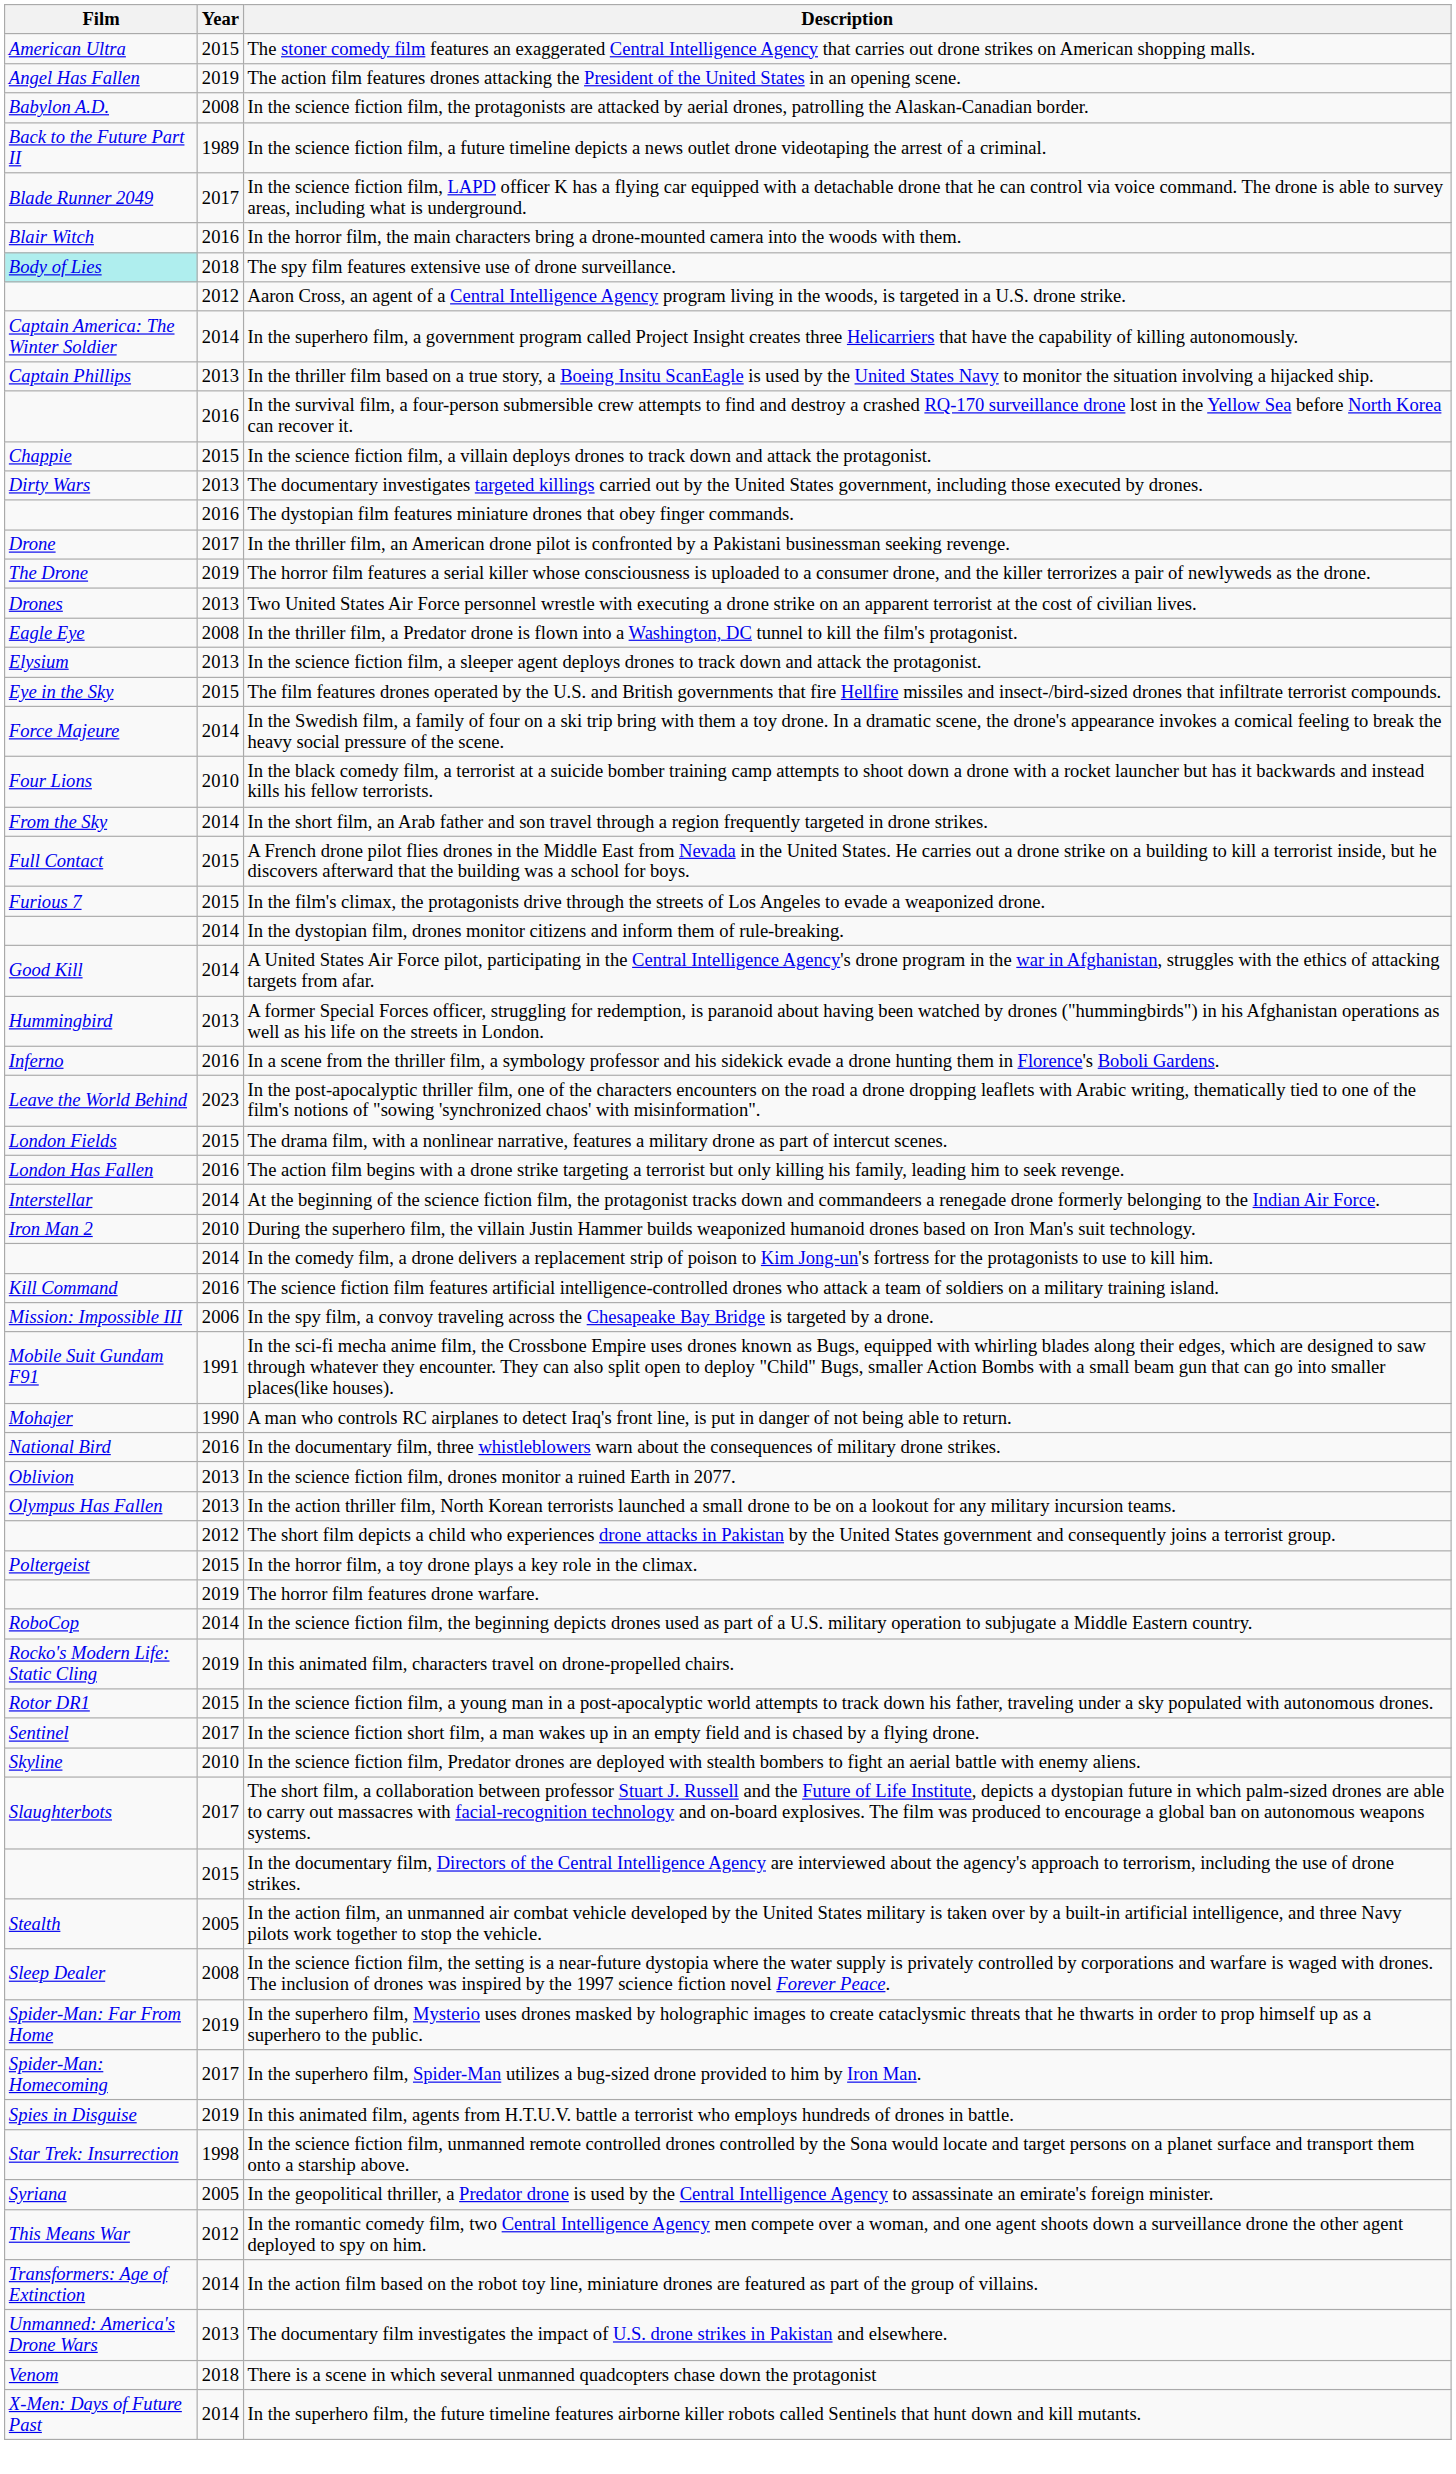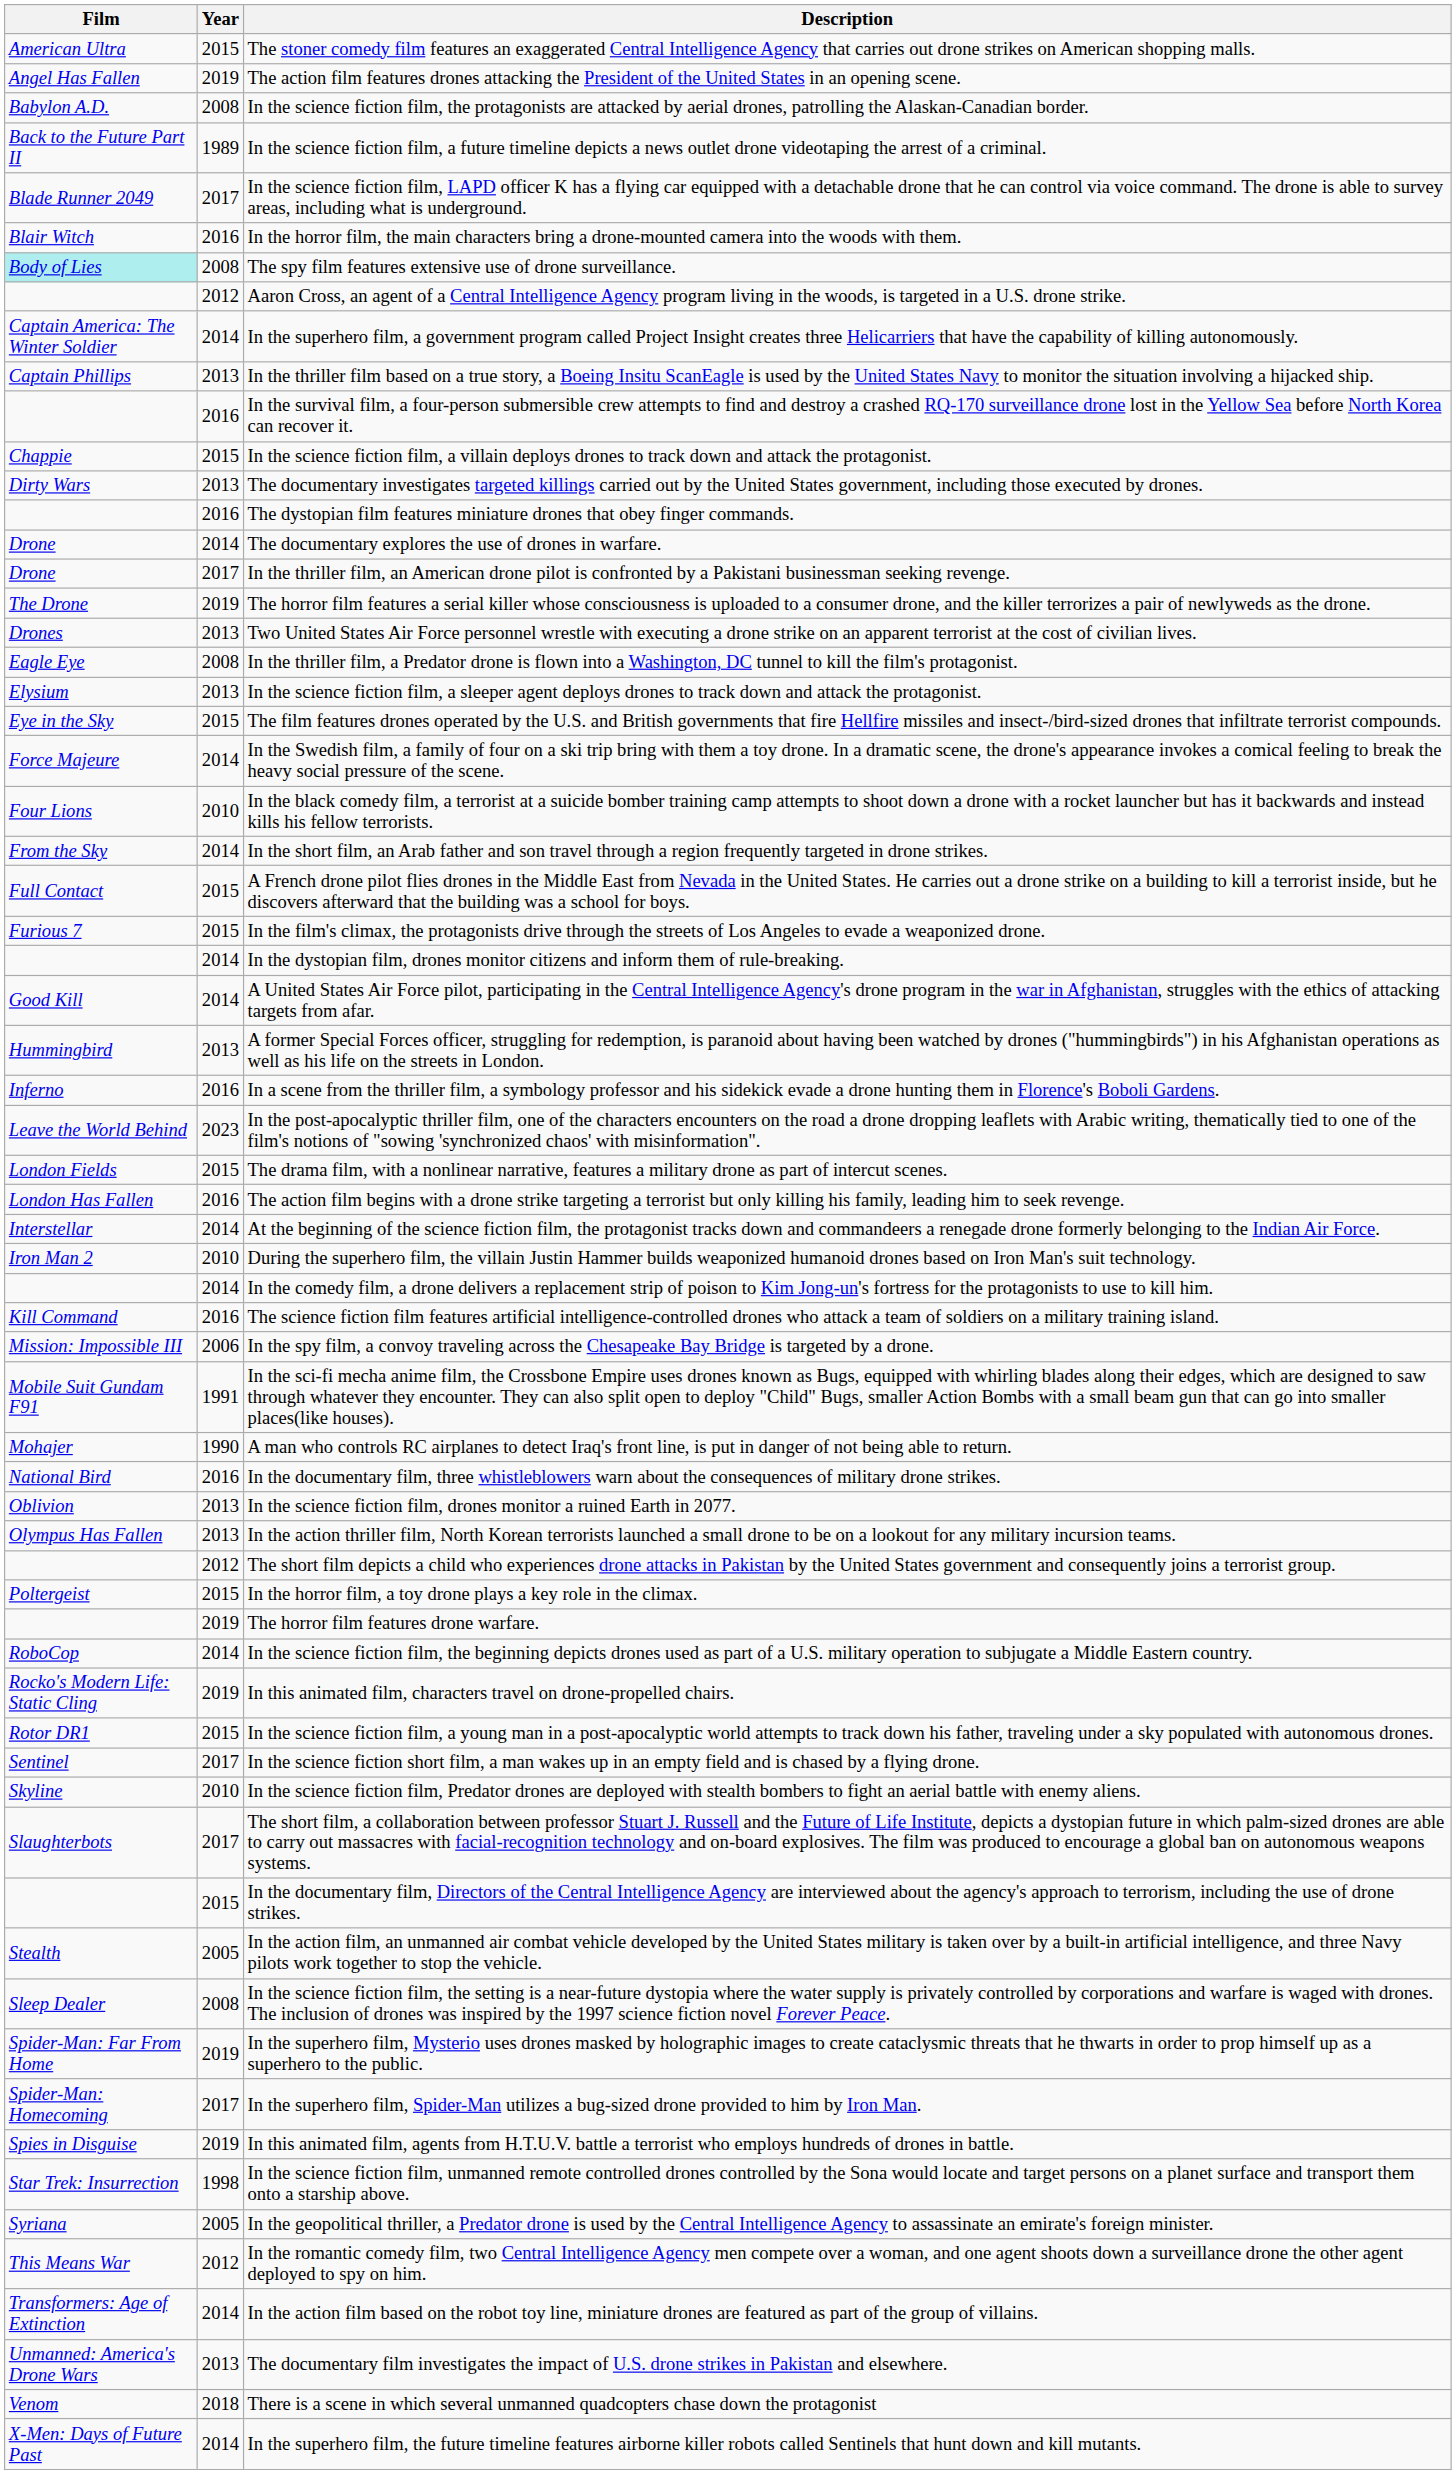(220, 267) 2018 -> (220, 267) 2008
+ row: (454, 544)
